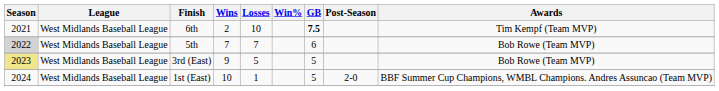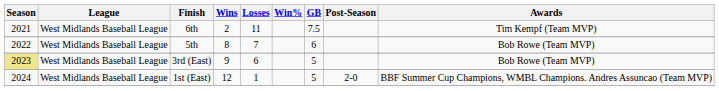(256, 29) 10 -> (256, 29) 11
(314, 29) bold -> (314, 29) normal
(21, 45) lightgrey background -> (21, 45) no background
(227, 45) 7 -> (227, 45) 8
(256, 61) 5 -> (256, 61) 6
(227, 77) 10 -> (227, 77) 12
